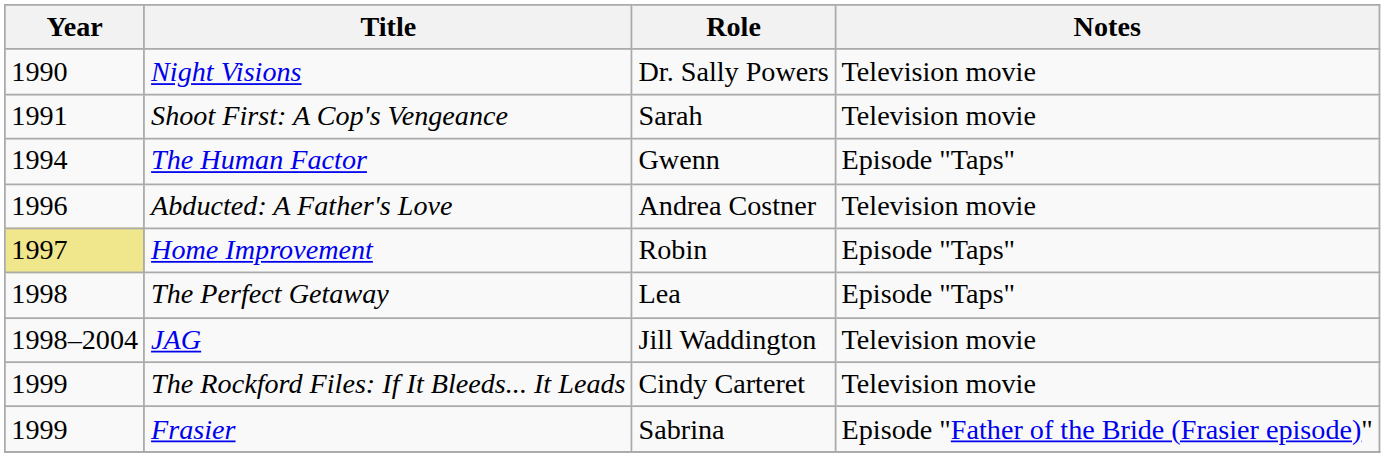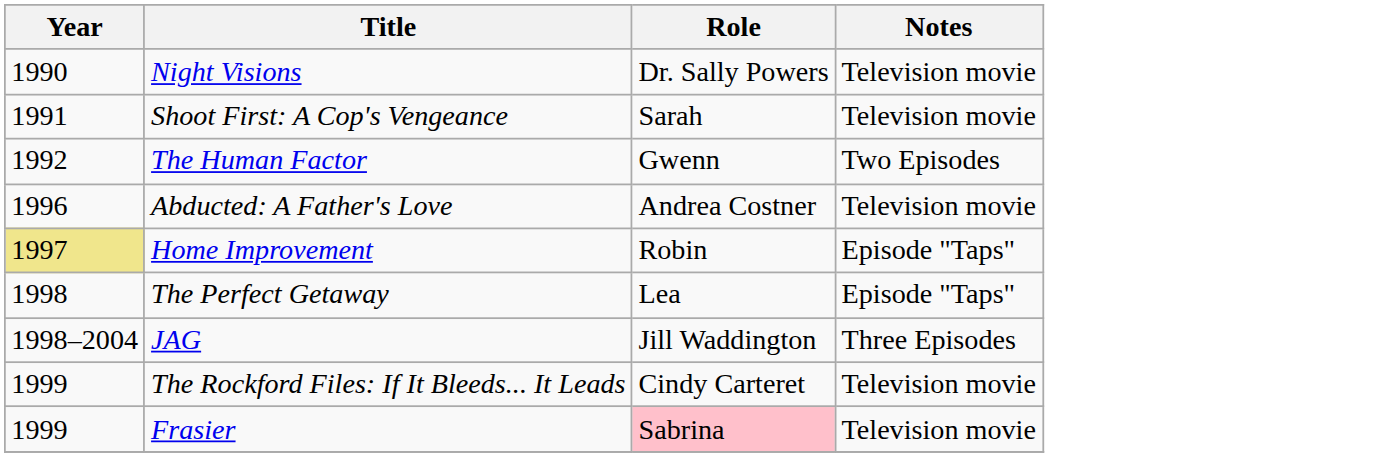(40, 160) 1994 -> (40, 160) 1992
(928, 160) Episode "Taps" -> (921, 160) Two Episodes
(939, 339) Television movie -> (929, 339) Three Episodes
(682, 428) no background -> (682, 428) pink background
(1107, 428) Episode "Father of the Bride (Frasier episode)" -> (939, 428) Television movie
